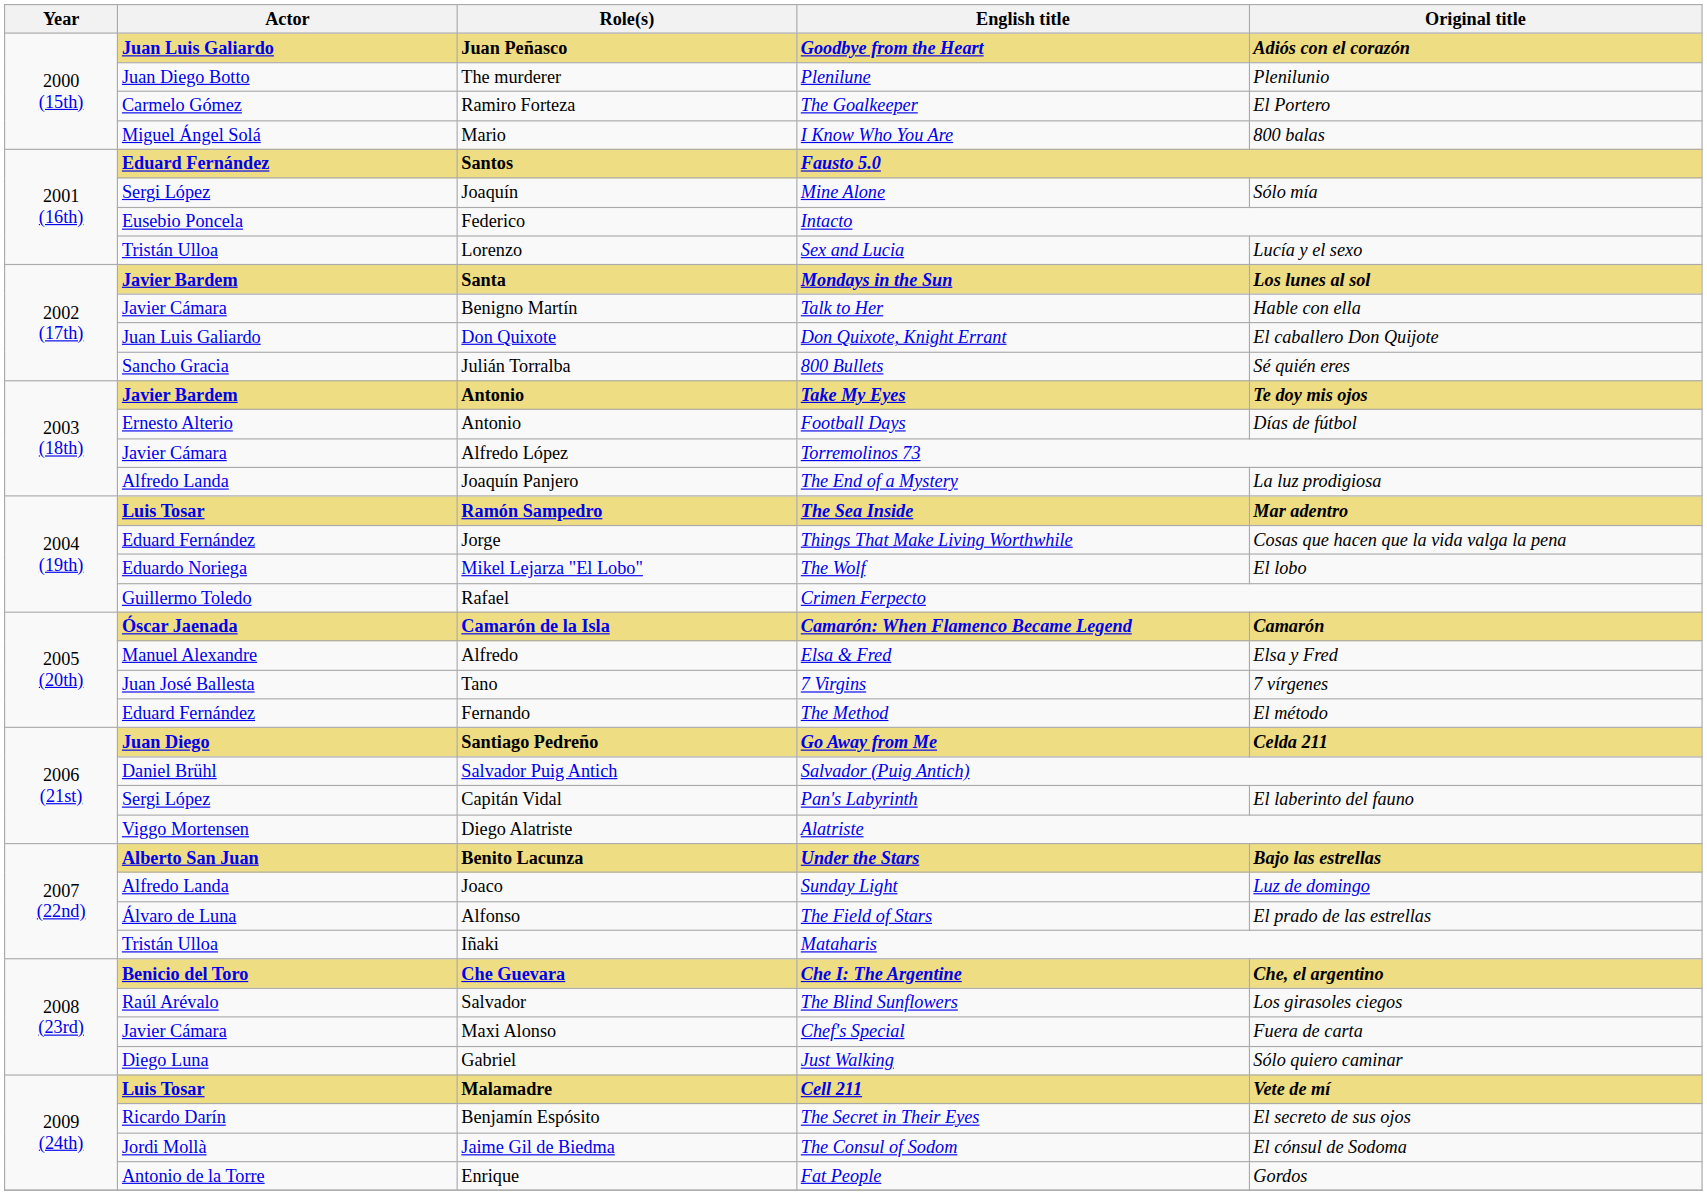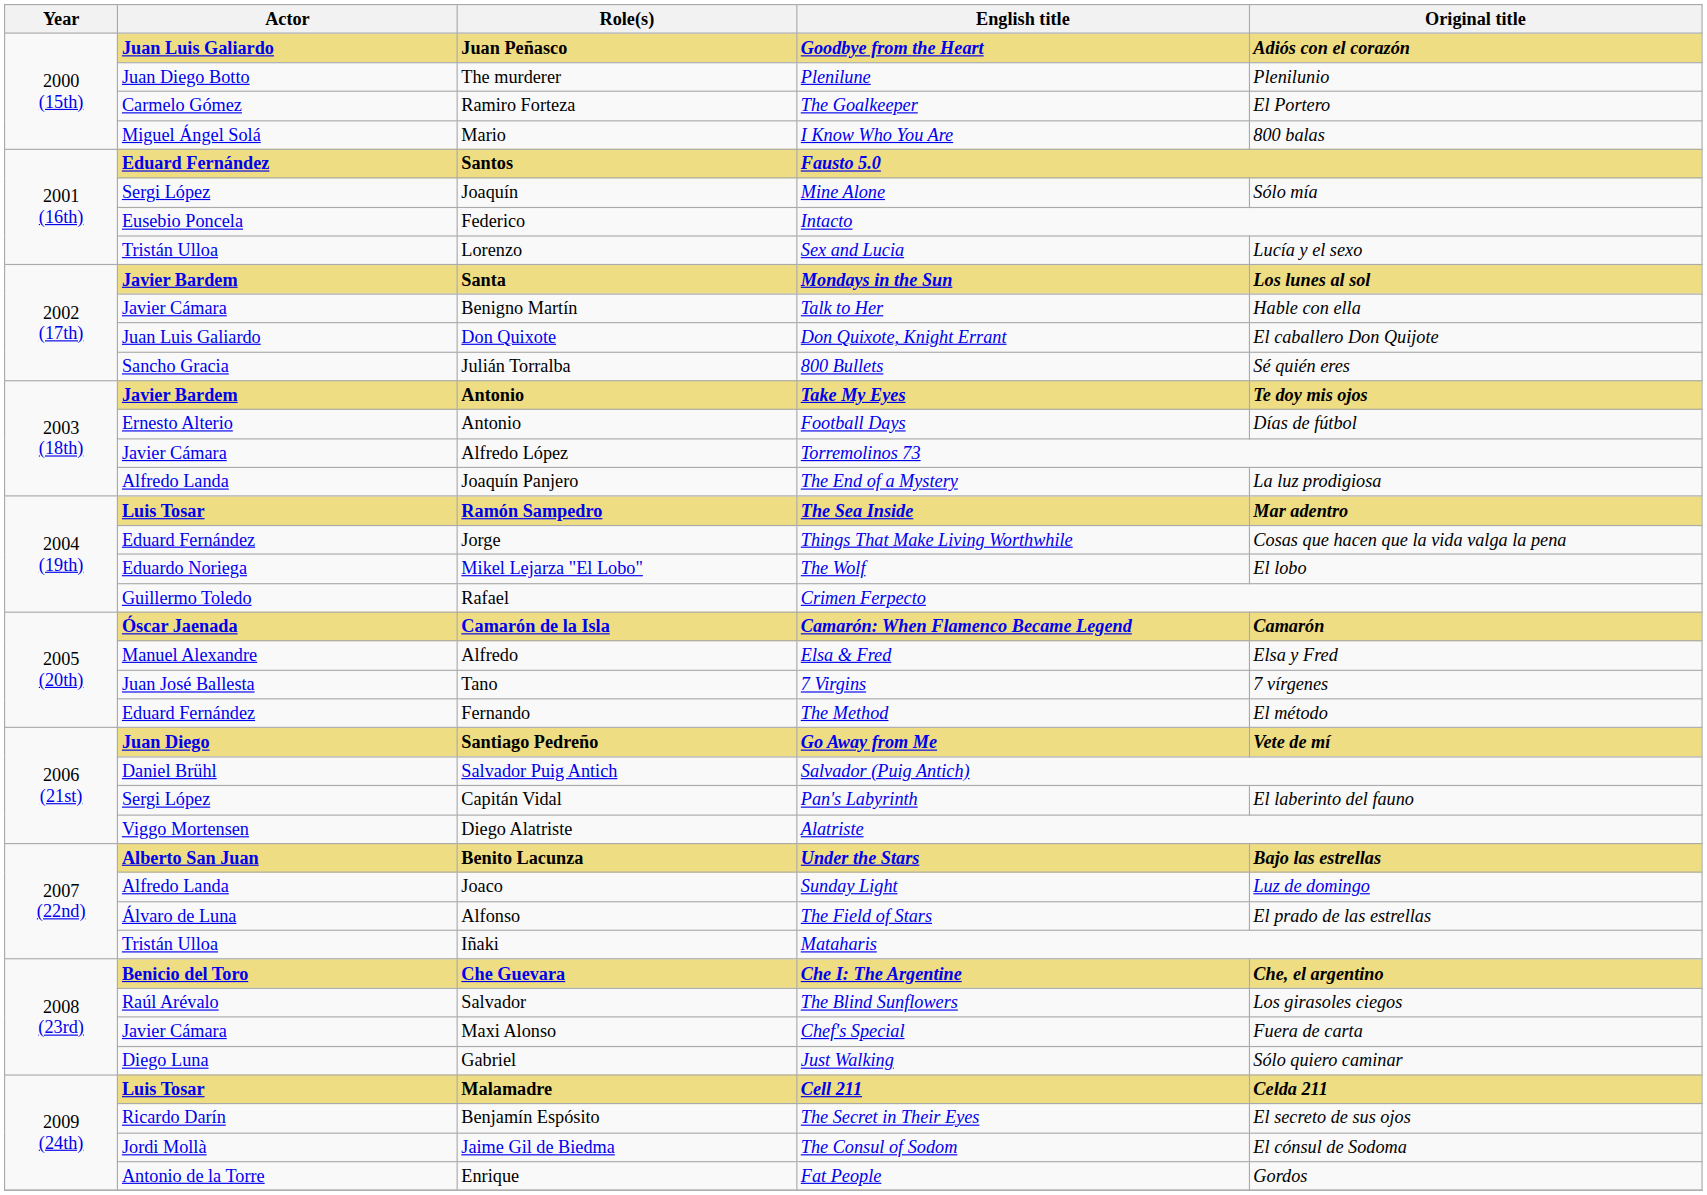(1291, 742) Celda 211 -> (1292, 742) Vete de mí
(1292, 1089) Vete de mí -> (1291, 1089) Celda 211
